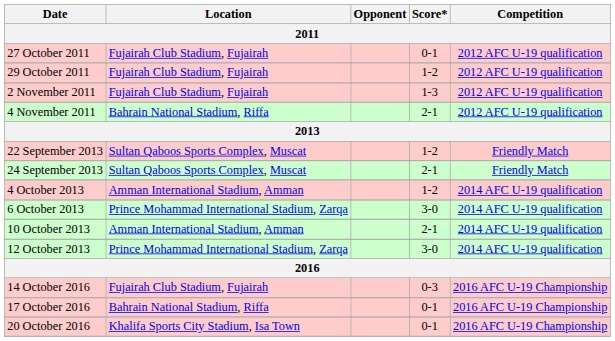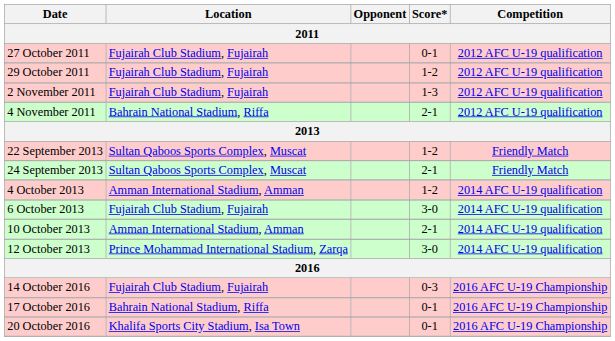(228, 209) Prince Mohammad International Stadium, Zarqa -> (188, 209) Fujairah Club Stadium, Fujairah
